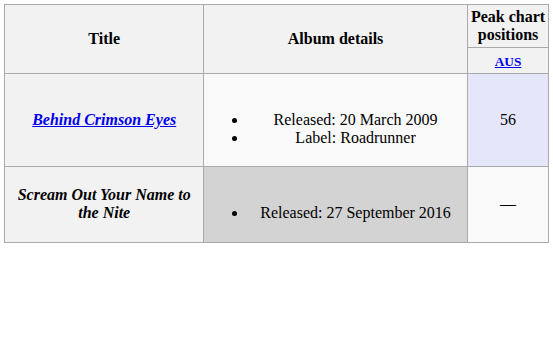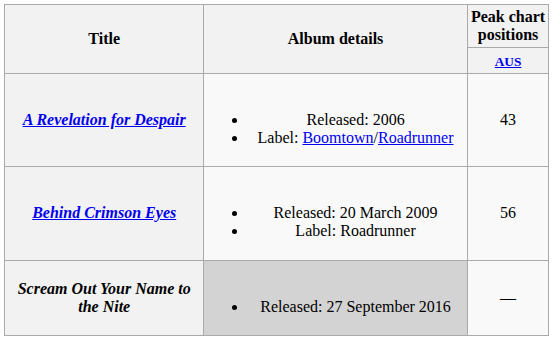+ row: (104, 119)
(508, 119) lavender background -> (508, 213) no background
